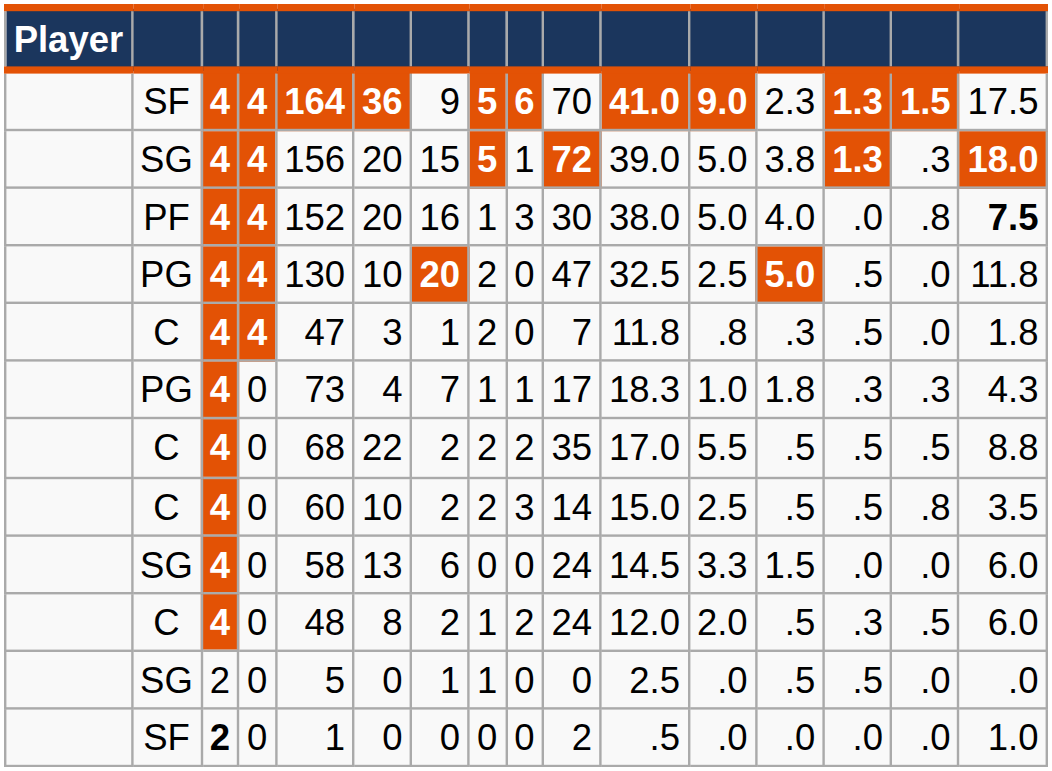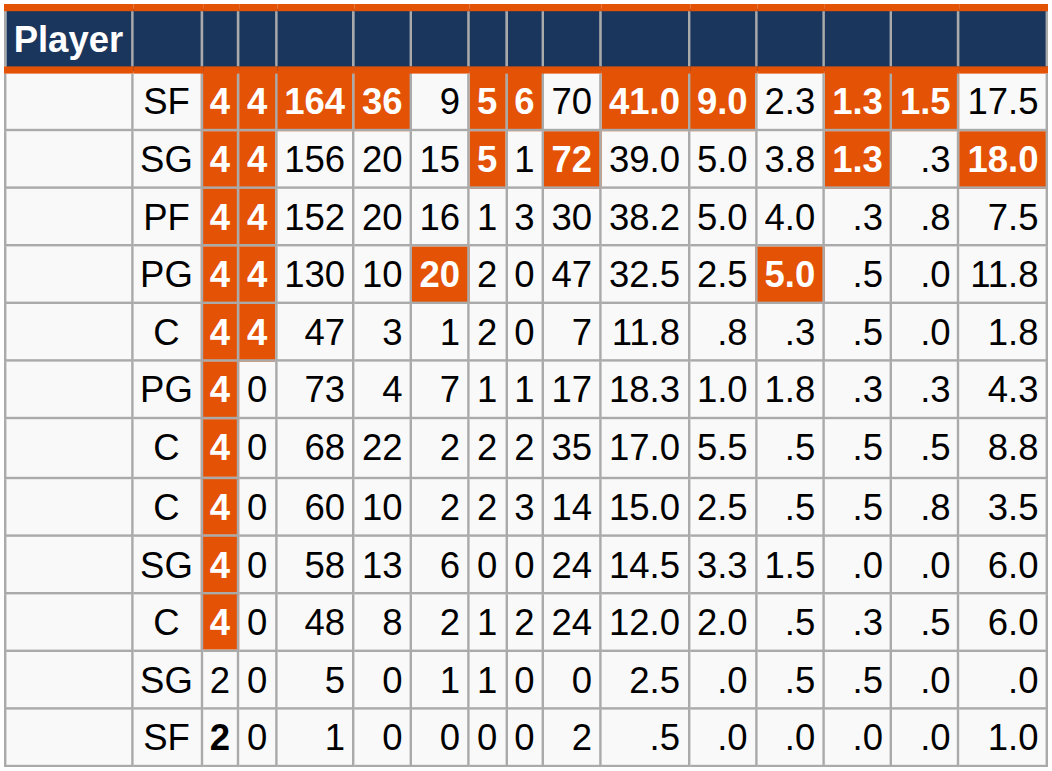(645, 217) 38.0 -> (645, 217) 38.2
(868, 217) .0 -> (868, 217) .3
(1013, 217) bold -> (1013, 217) normal
